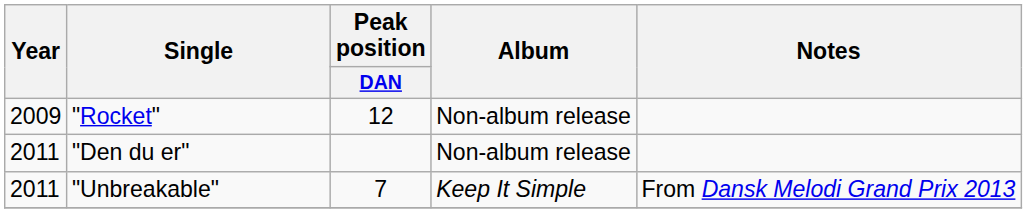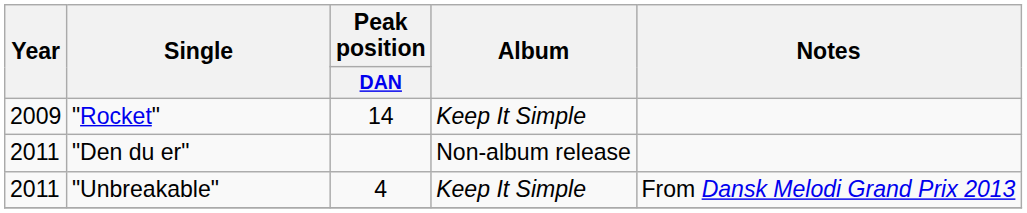(381, 116) 12 -> (381, 116) 14
(534, 116) Non-album release -> (511, 116) Keep It Simple
(381, 189) 7 -> (381, 189) 4
